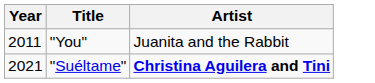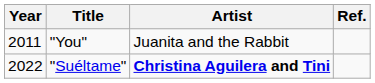+ column: (352, 16)
(25, 66) 2021 -> (25, 66) 2022
